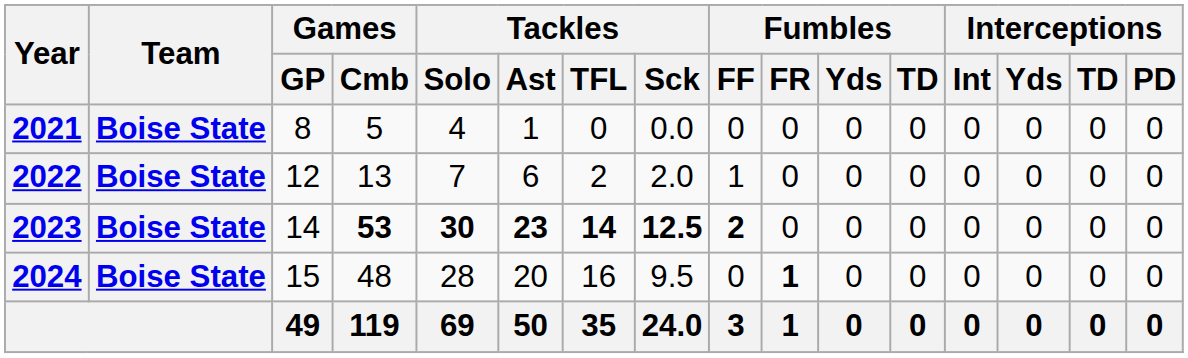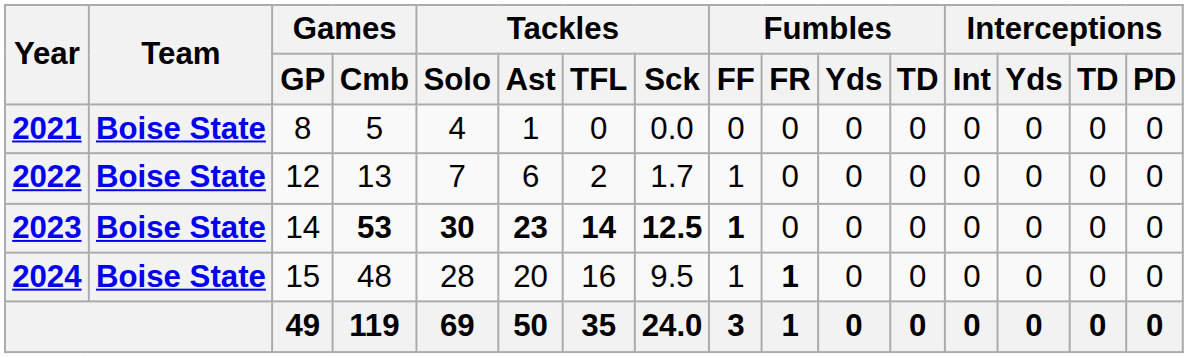(672, 177) 2.0 -> (672, 177) 1.7
(736, 227) 2 -> (736, 227) 1
(736, 276) 0 -> (736, 276) 1
